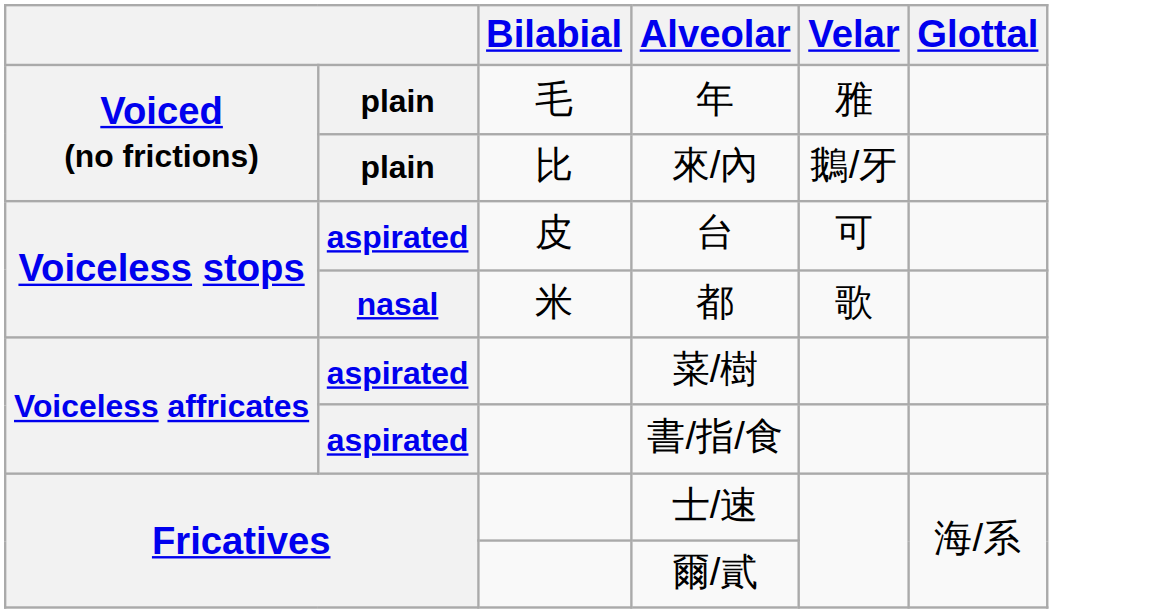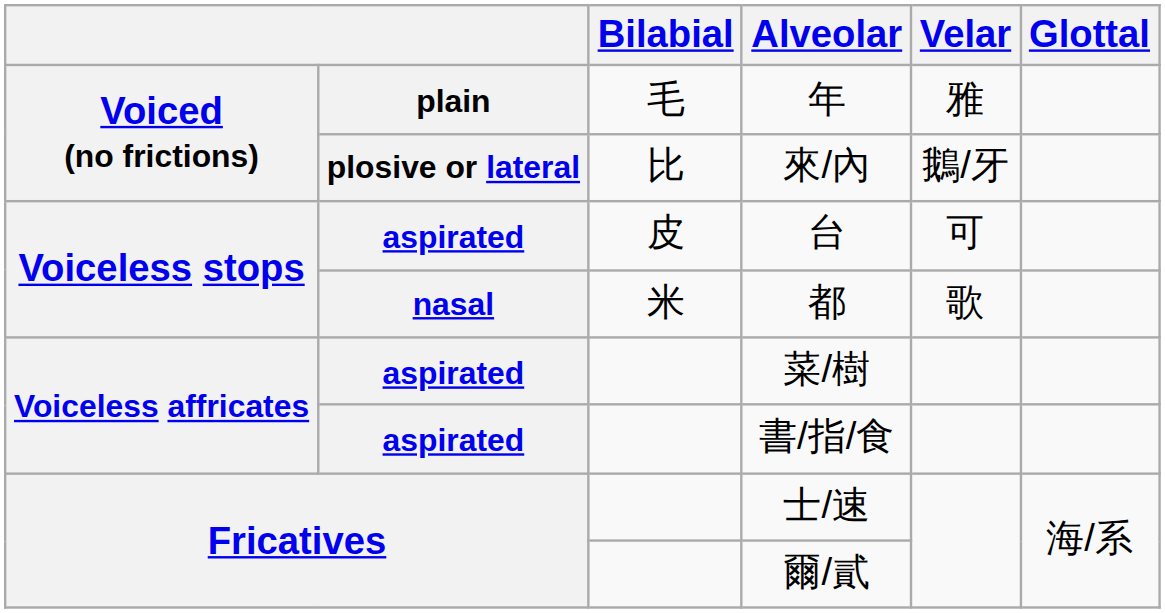(398, 169) plain -> (453, 169) plosive or lateral
